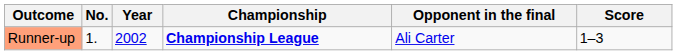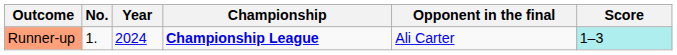(131, 38) 2002 -> (131, 38) 2024
(592, 38) no background -> (592, 38) paleturquoise background
